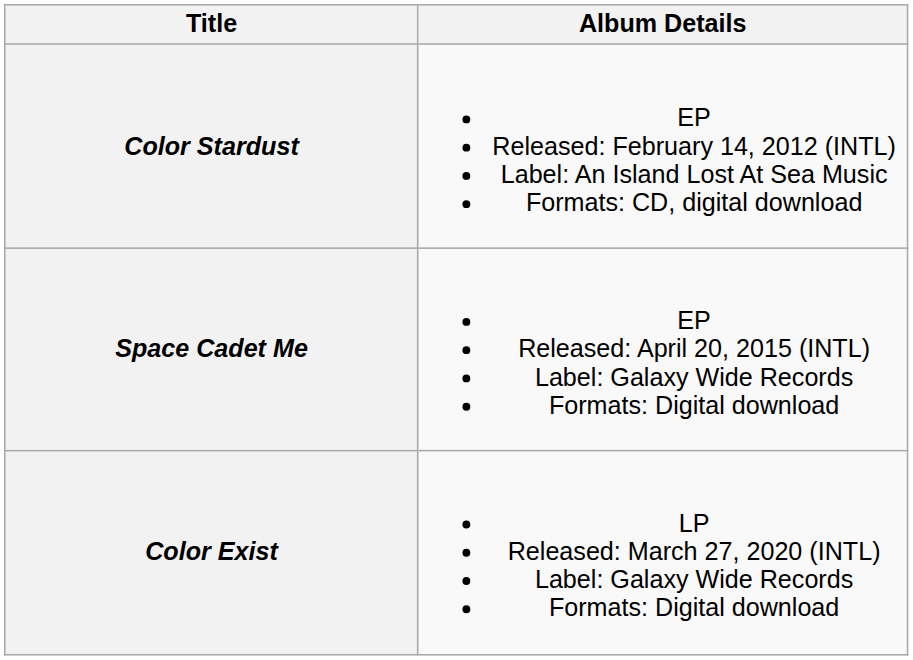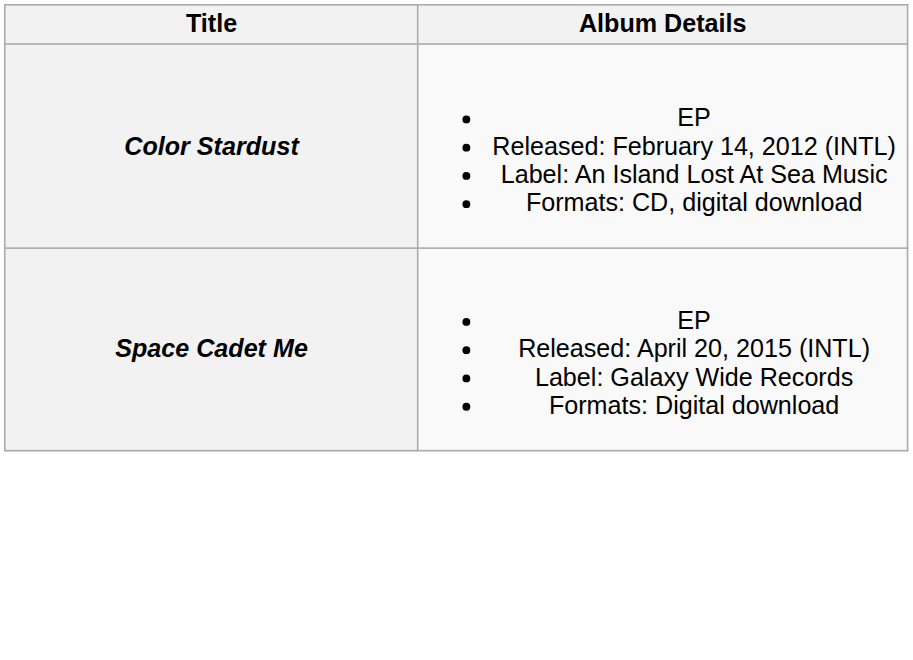- row: (212, 552)
